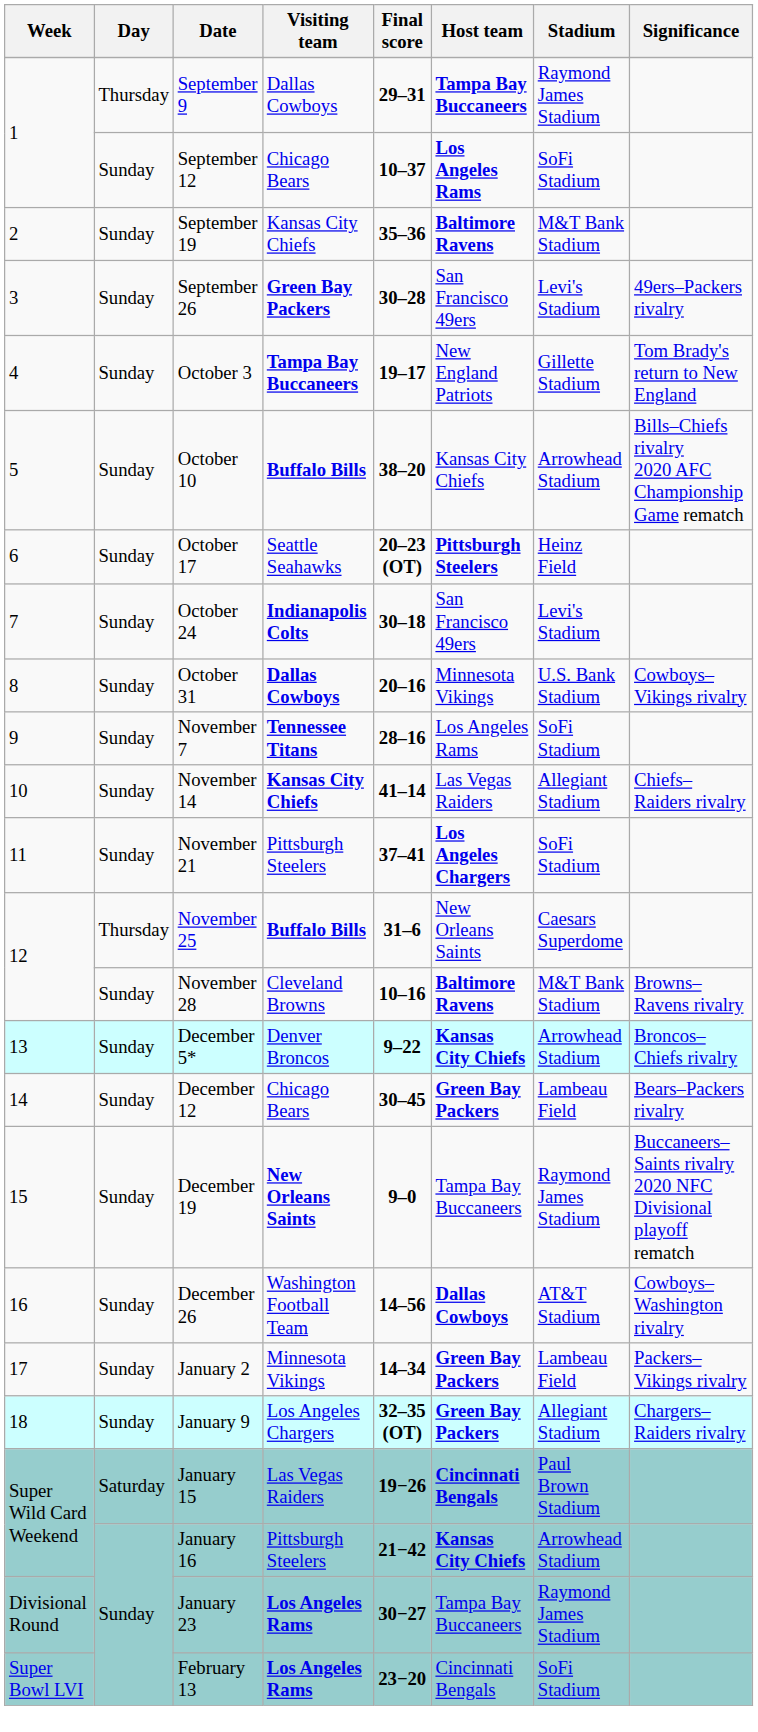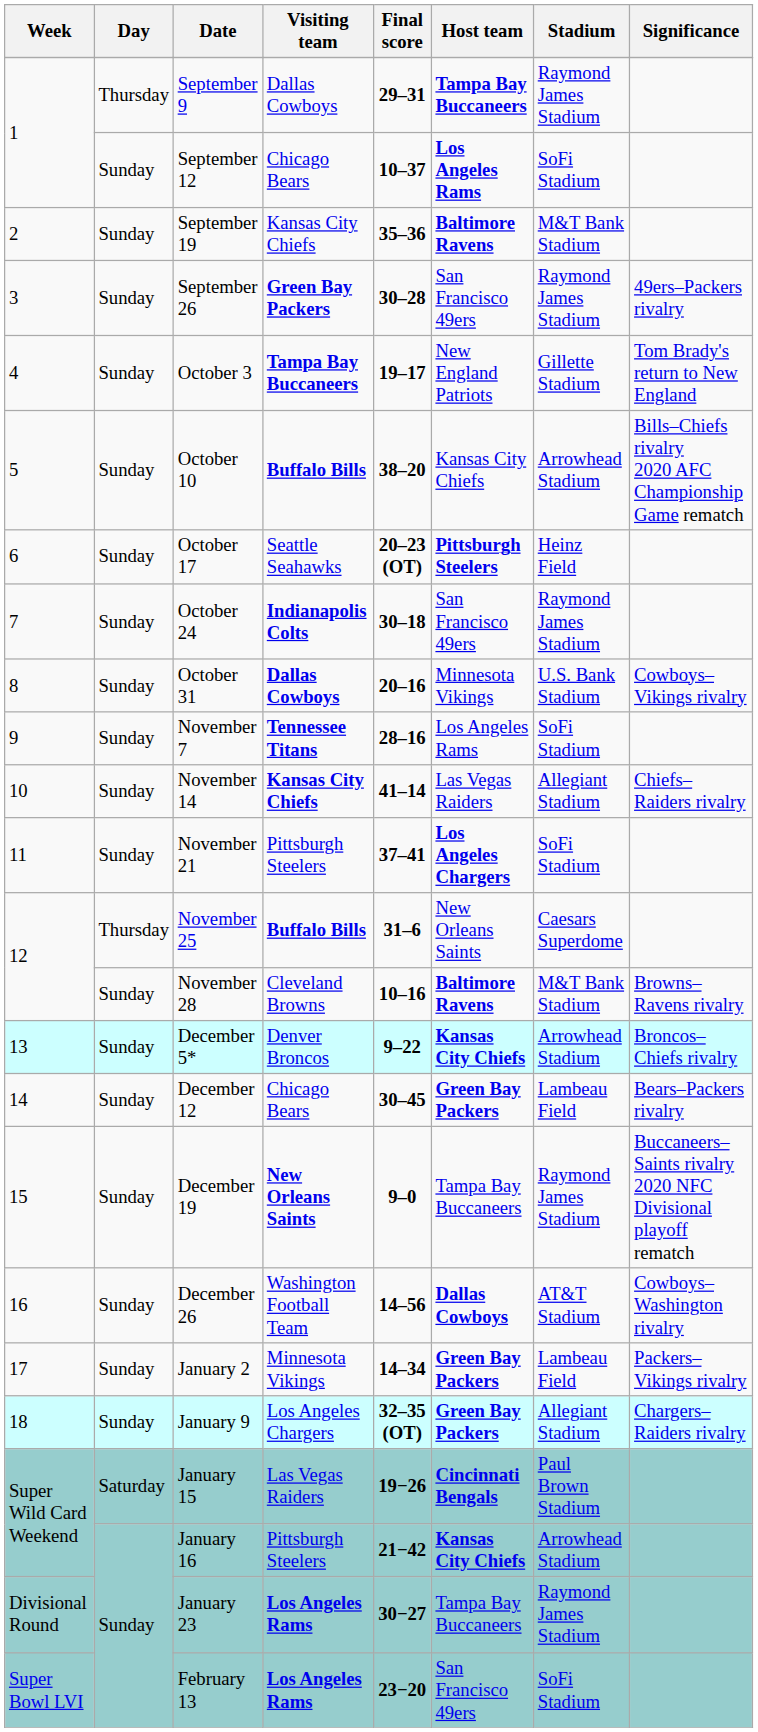(569, 298) Levi's Stadium -> (574, 298) Raymond James Stadium
(569, 620) Levi's Stadium -> (574, 620) Raymond James Stadium
(474, 1678) Cincinnati Bengals -> (472, 1689) San Francisco 49ers
